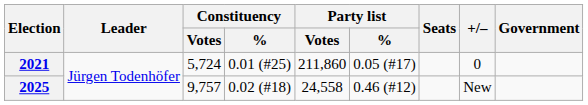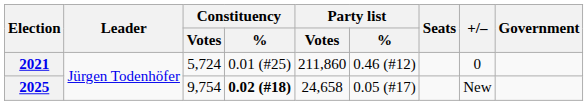(385, 64) 0.05 (#17) -> (385, 64) 0.46 (#12)
(204, 87) 9,757 -> (204, 87) 9,754
(260, 87) normal -> (260, 87) bold
(322, 87) 24,558 -> (322, 87) 24,658
(385, 87) 0.46 (#12) -> (385, 87) 0.05 (#17)
